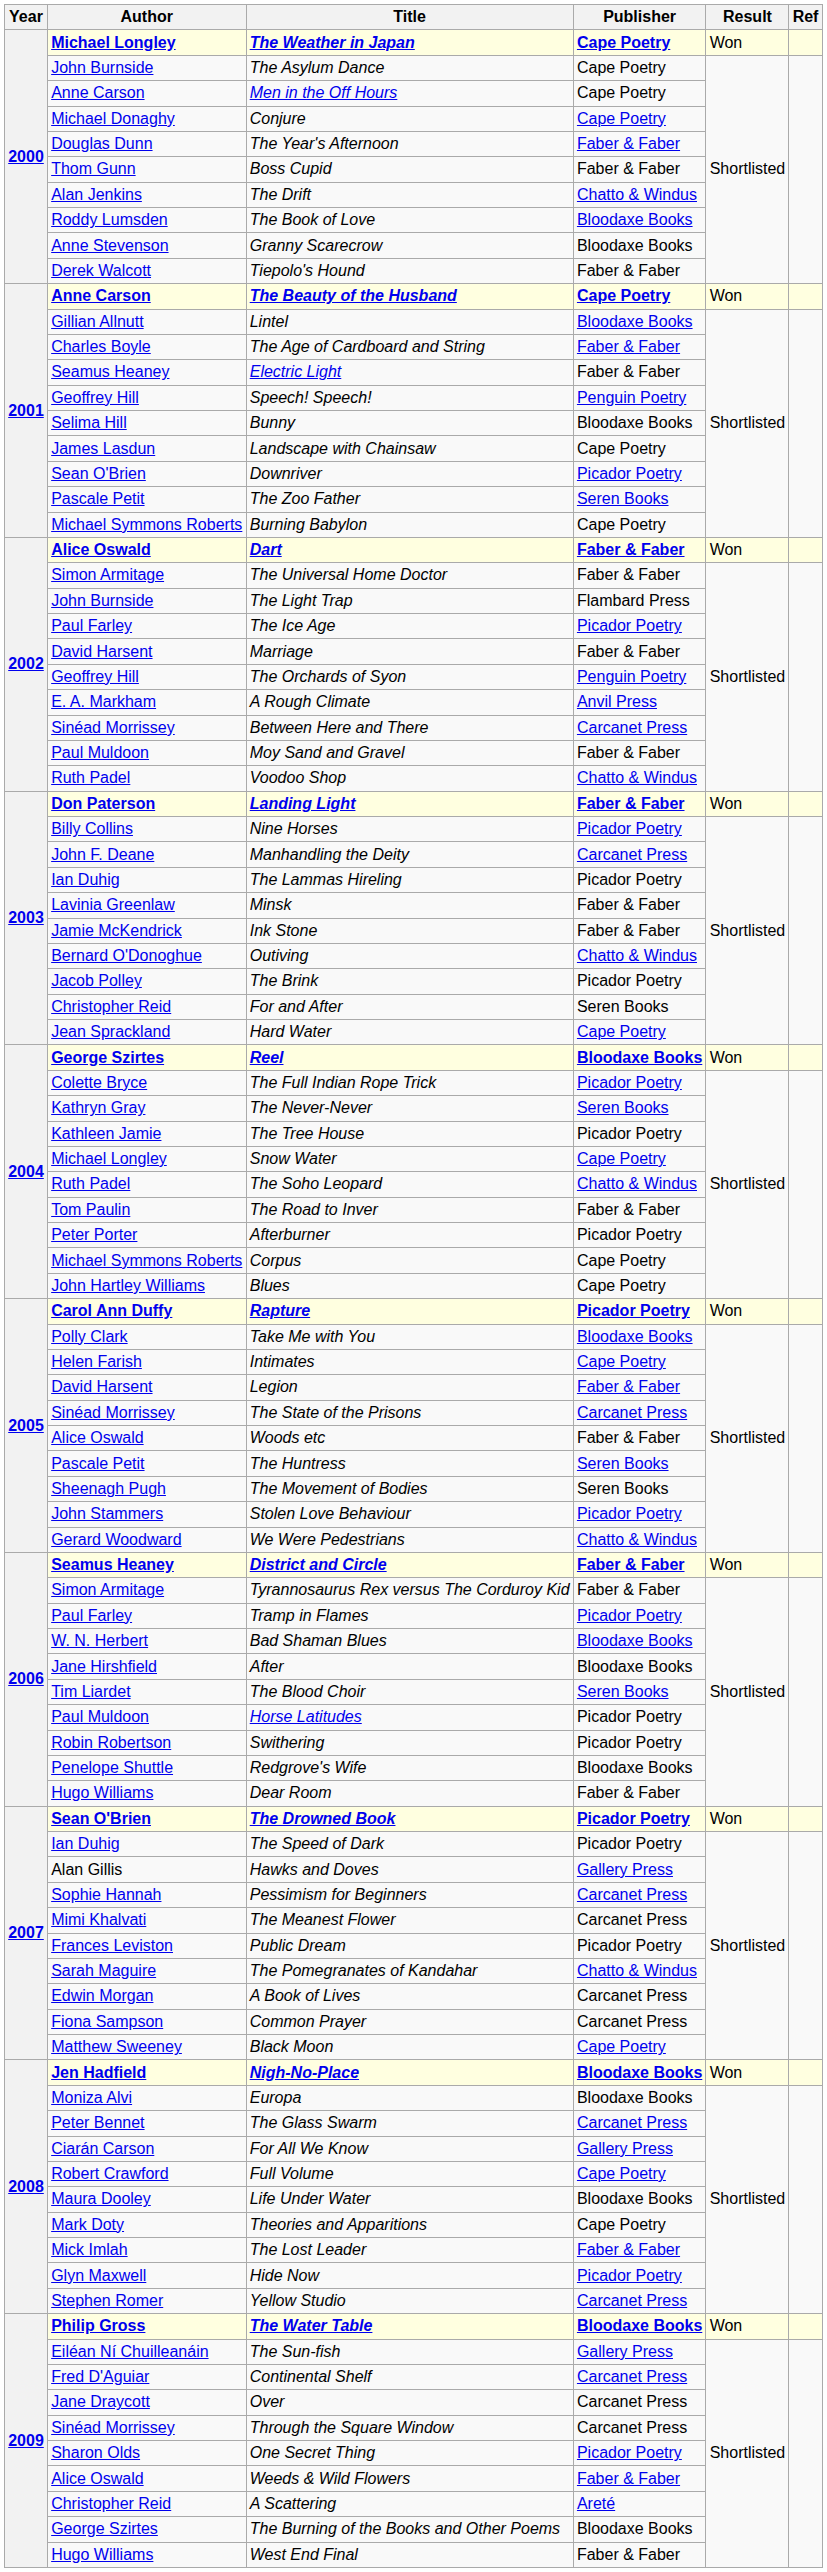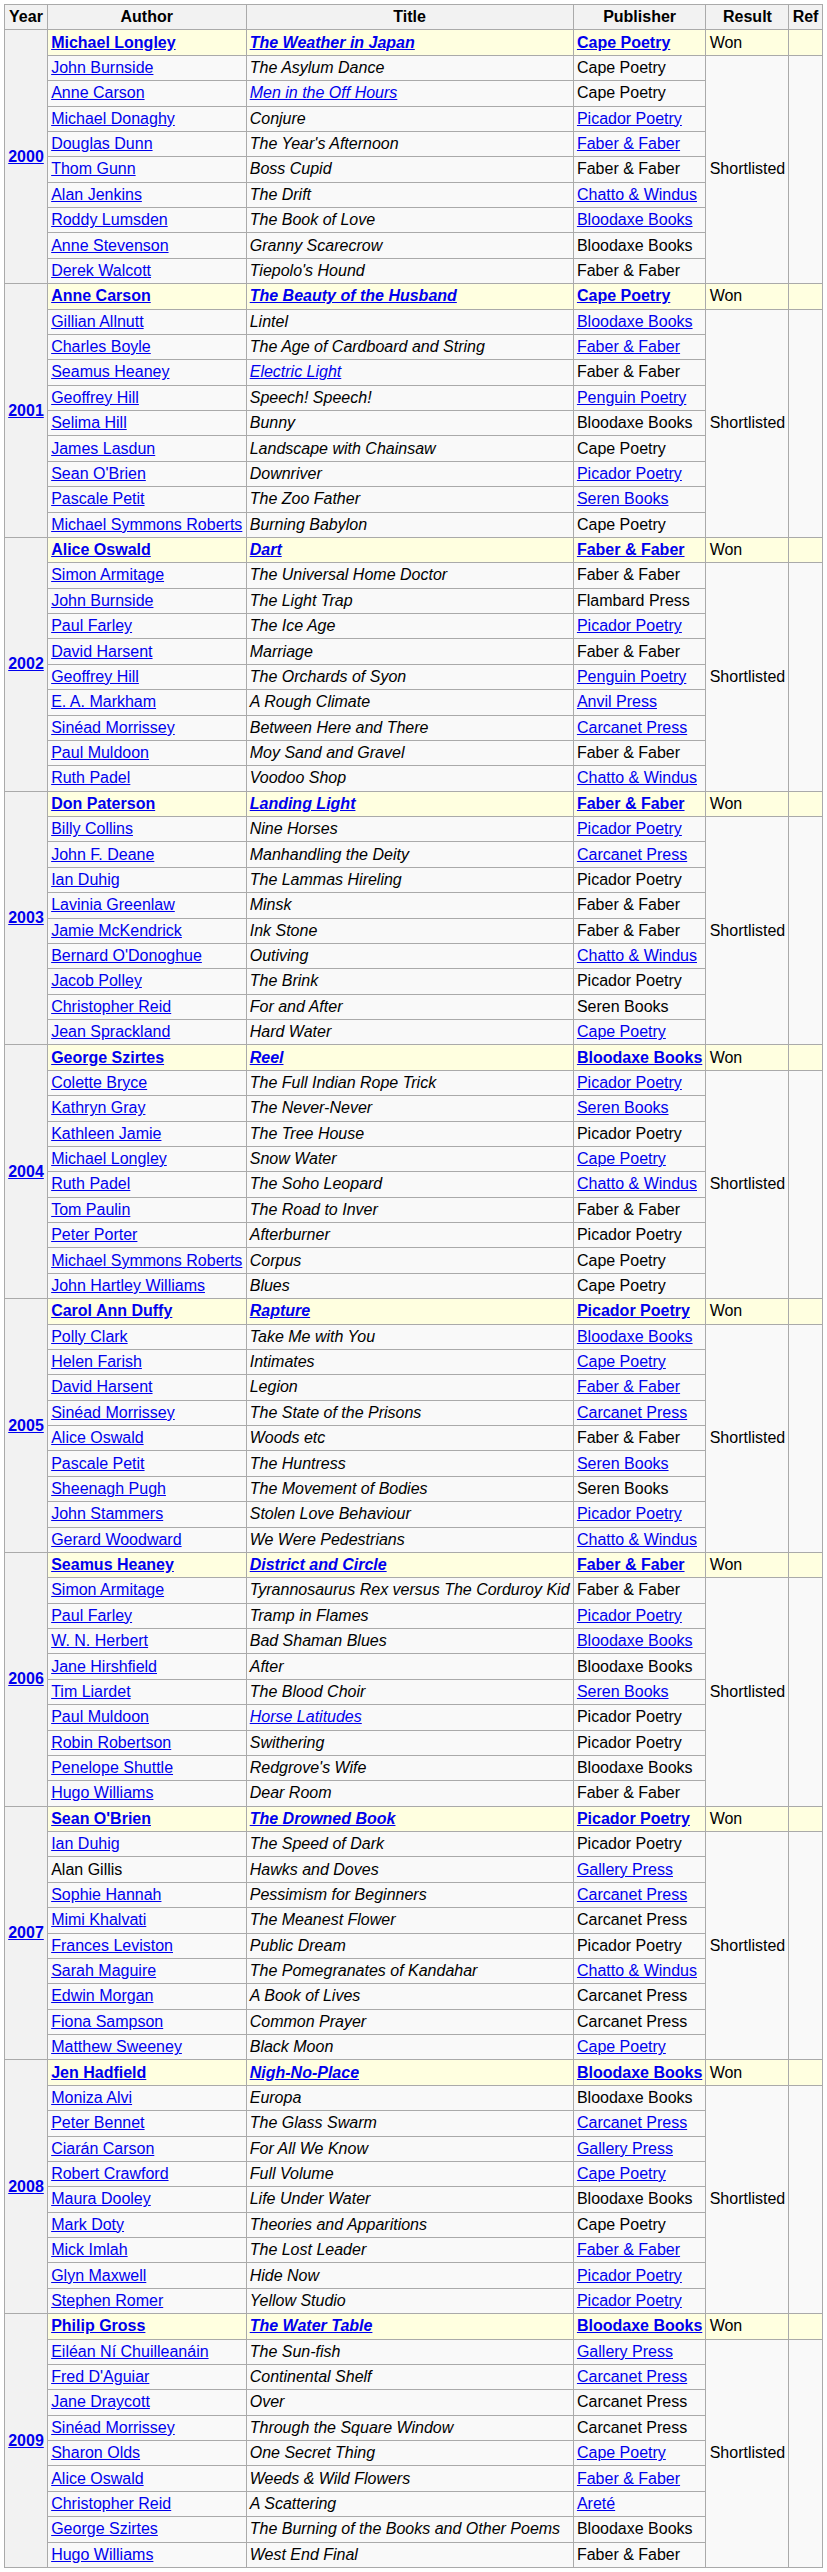(621, 118) Cape Poetry -> (629, 118) Picador Poetry
(632, 2300) Carcanet Press -> (629, 2300) Picador Poetry
(629, 2453) Picador Poetry -> (621, 2453) Cape Poetry
